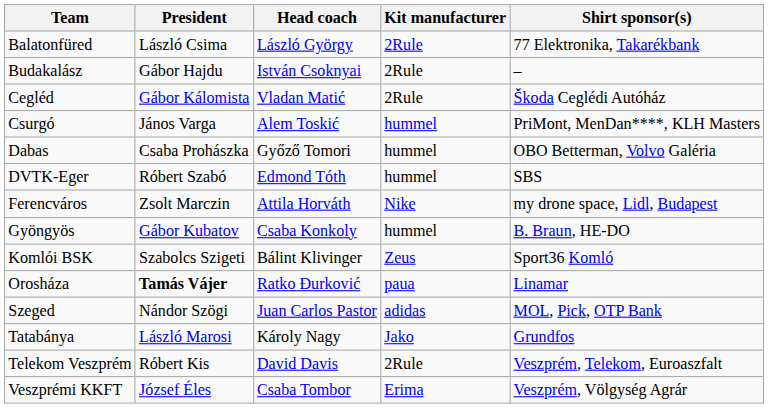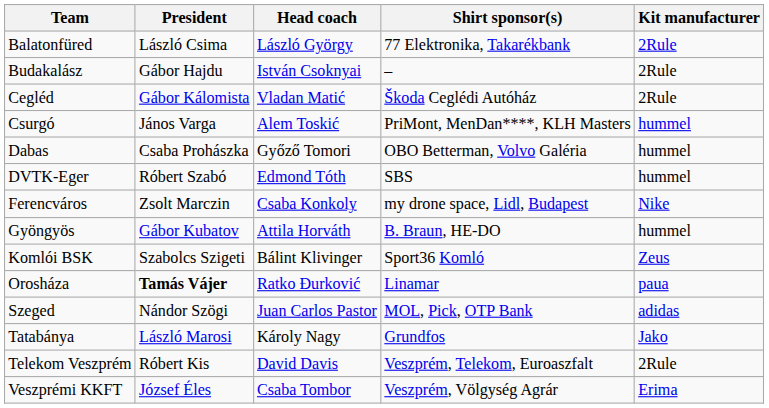columns swapped: (445, 17) <-> (637, 17)
(304, 203) Attila Horváth -> (307, 203) Csaba Konkoly
(307, 230) Csaba Konkoly -> (304, 230) Attila Horváth
